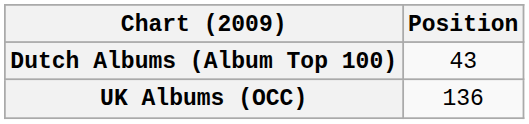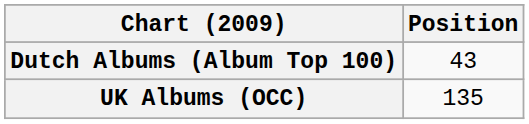(463, 99) 136 -> (463, 99) 135
